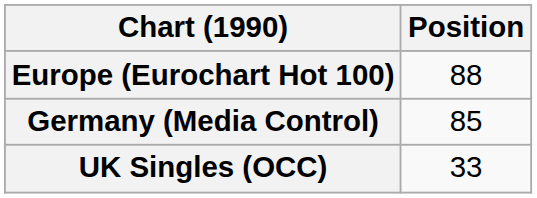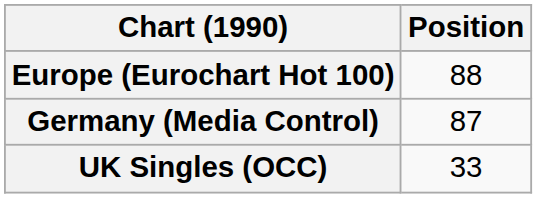(466, 121) 85 -> (466, 121) 87
